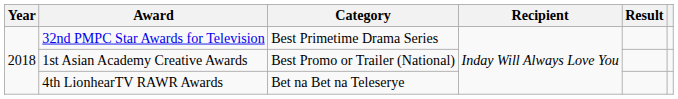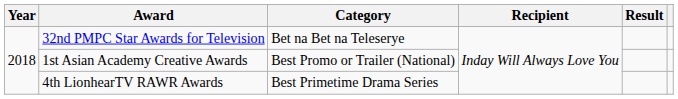(355, 37) Best Primetime Drama Series -> (338, 37) Bet na Bet na Teleserye
(338, 82) Bet na Bet na Teleserye -> (355, 82) Best Primetime Drama Series
